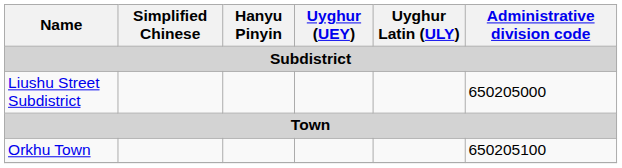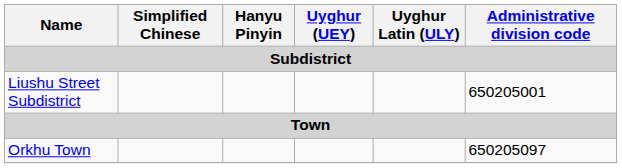(507, 92) 650205000 -> (507, 92) 650205001
(507, 150) 650205100 -> (507, 150) 650205097
